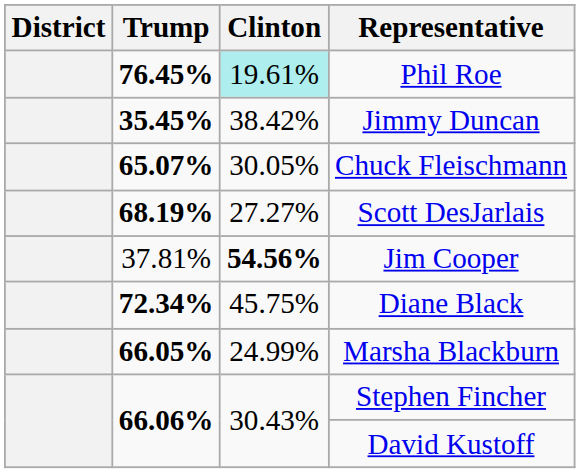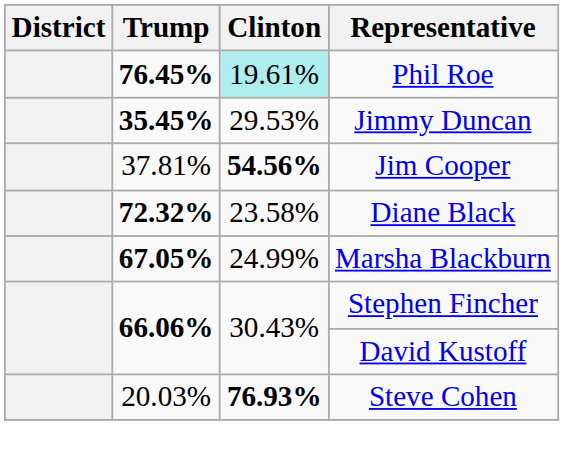(274, 119) 38.42% -> (274, 119) 29.53%
- row: (451, 166)
- row: (451, 212)
(166, 304) 72.34% -> (166, 212) 72.32%
(274, 304) 45.75% -> (274, 212) 23.58%
(166, 350) 66.05% -> (166, 258) 67.05%
+ row: (443, 397)
